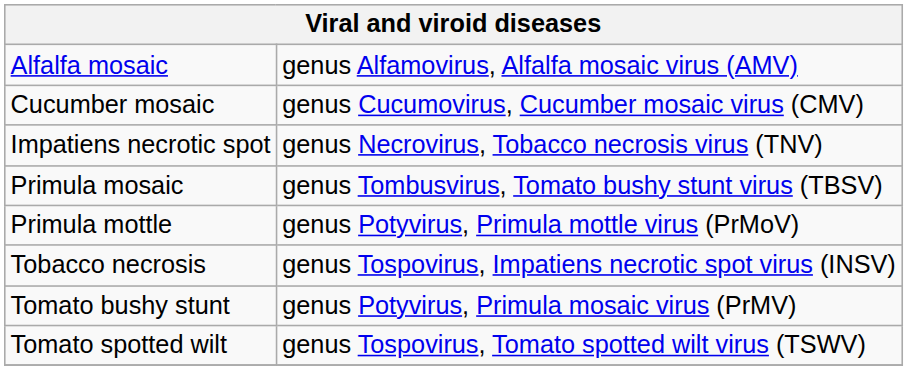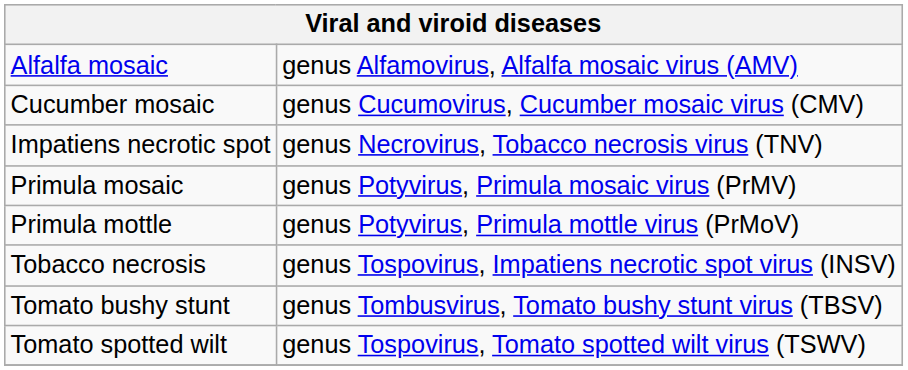(582, 184) genus Tombusvirus, Tomato bushy stunt virus (TBSV) -> (539, 184) genus Potyvirus, Primula mosaic virus (PrMV)
(539, 305) genus Potyvirus, Primula mosaic virus (PrMV) -> (582, 305) genus Tombusvirus, Tomato bushy stunt virus (TBSV)
